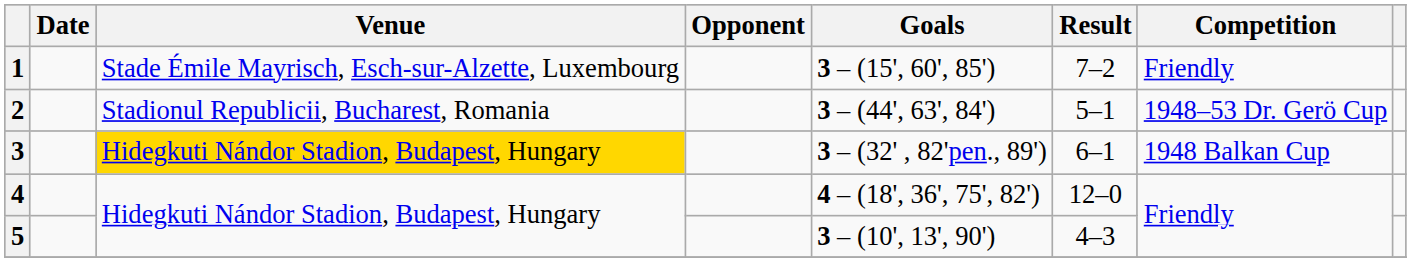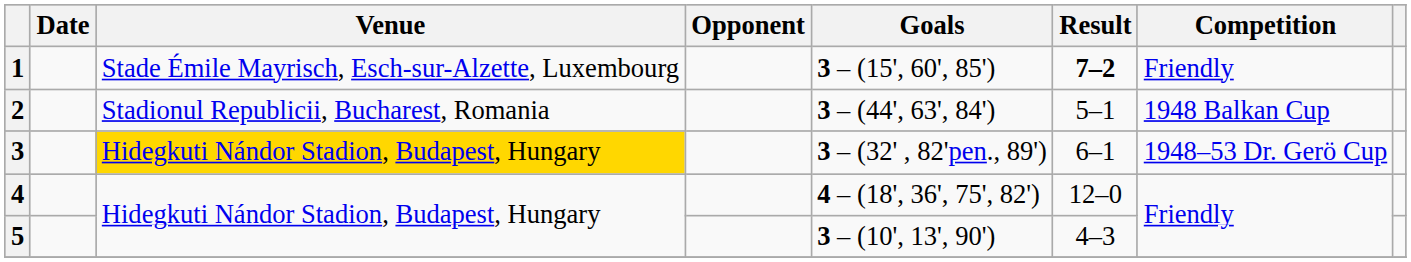(1095, 67) normal -> (1095, 67) bold
(1265, 109) 1948–53 Dr. Gerö Cup -> (1237, 109) 1948 Balkan Cup
(1237, 151) 1948 Balkan Cup -> (1265, 151) 1948–53 Dr. Gerö Cup
